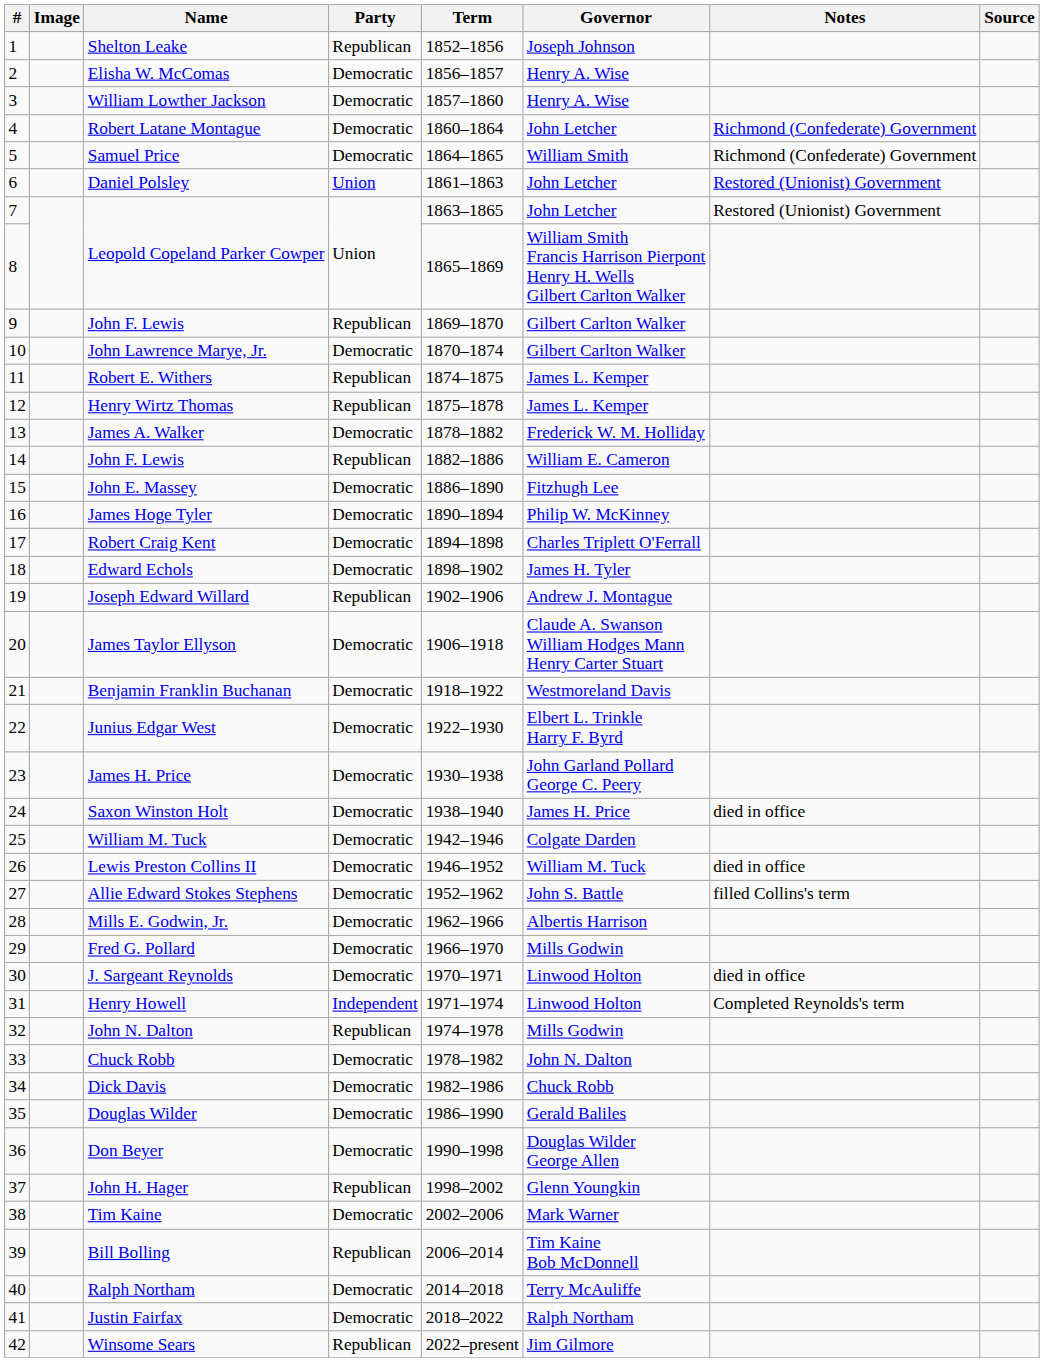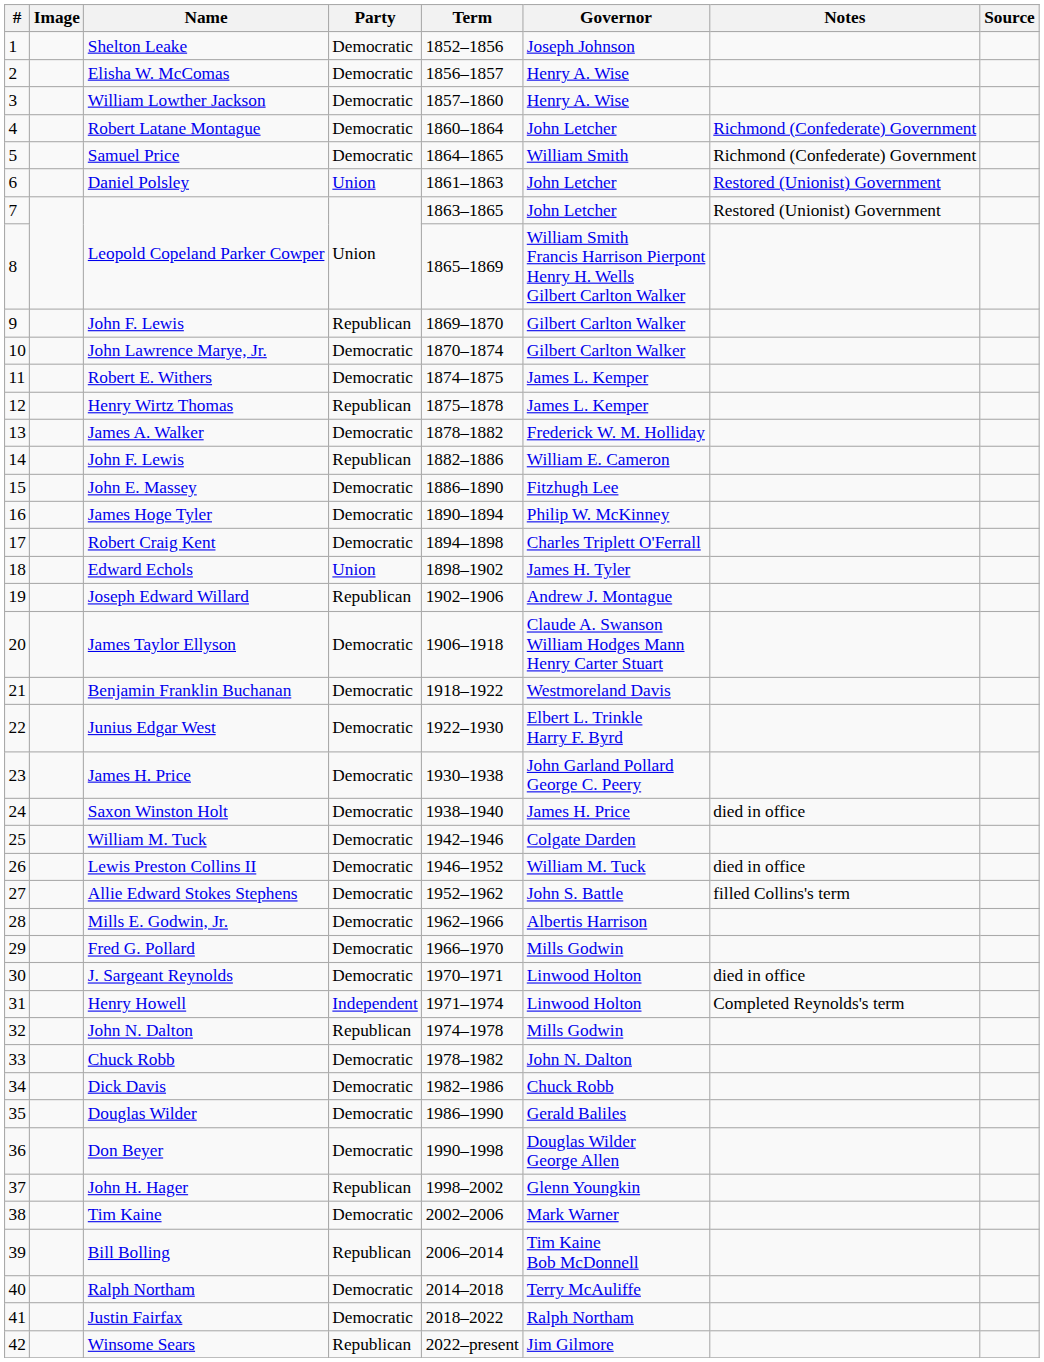(372, 45) Republican -> (373, 45) Democratic
(372, 377) Republican -> (373, 377) Democratic
(373, 569) Democratic -> (354, 569) Union
